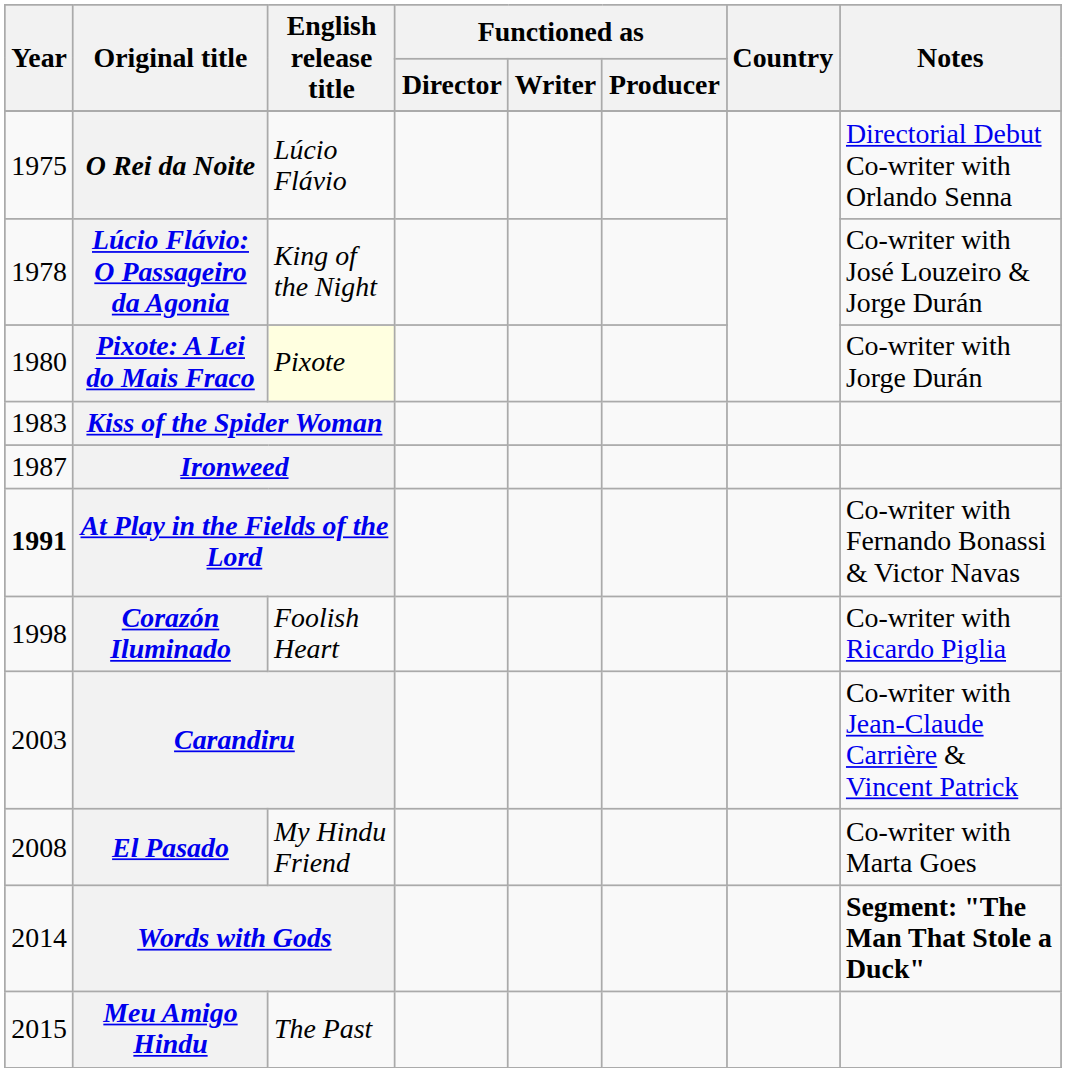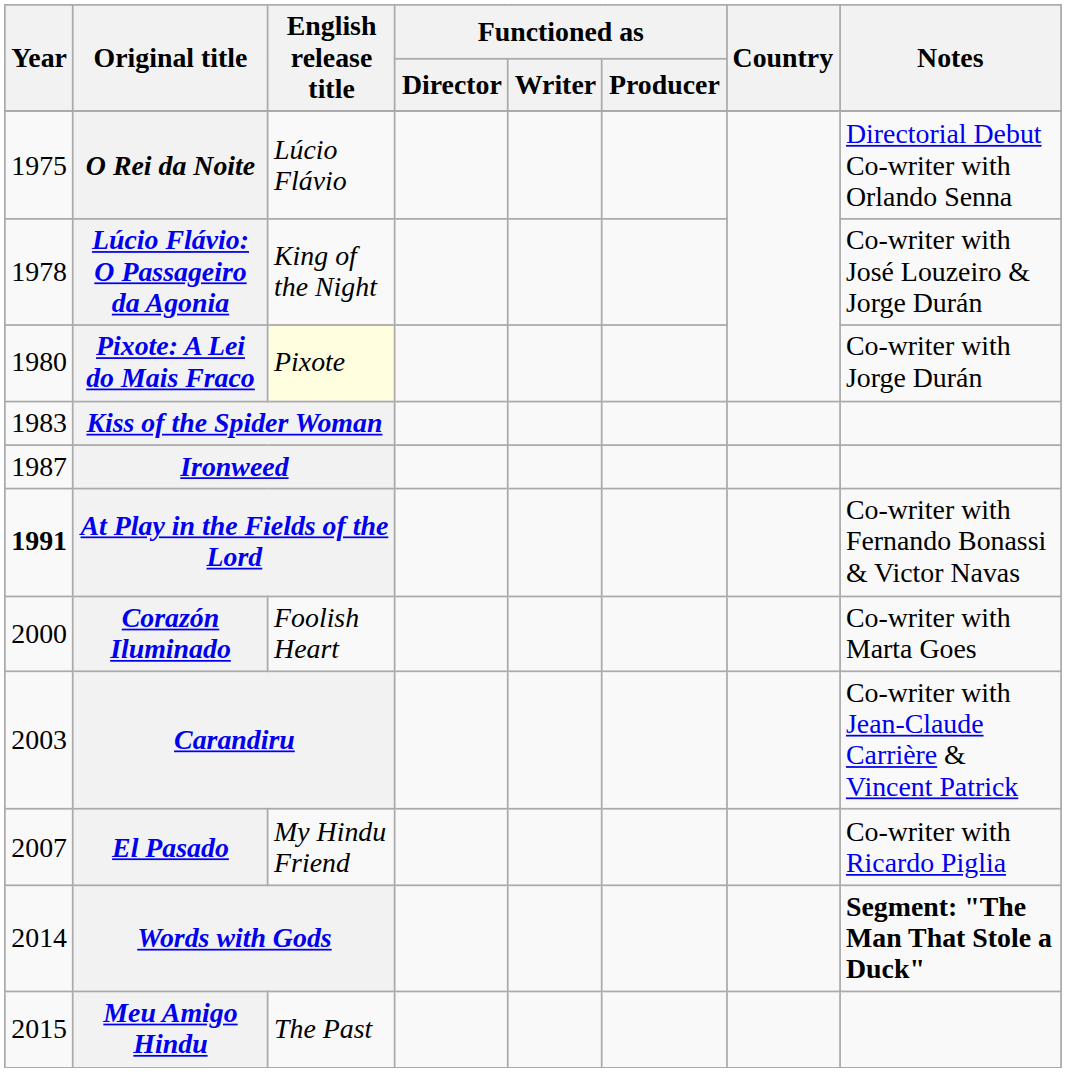(39, 633) 1998 -> (39, 633) 2000
(928, 633) Co-writer with Ricardo Piglia -> (928, 633) Co-writer with Marta Goes
(39, 846) 2008 -> (39, 846) 2007
(928, 846) Co-writer with Marta Goes -> (928, 846) Co-writer with Ricardo Piglia
